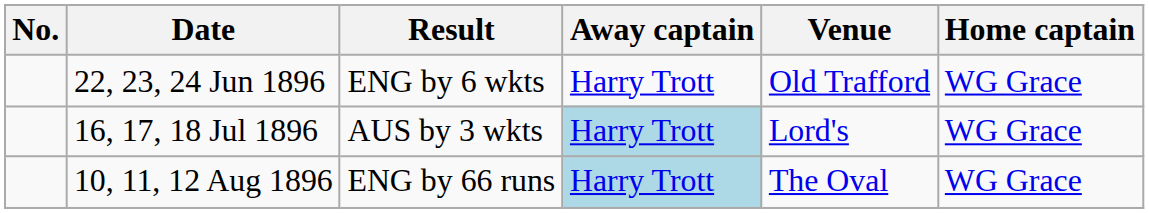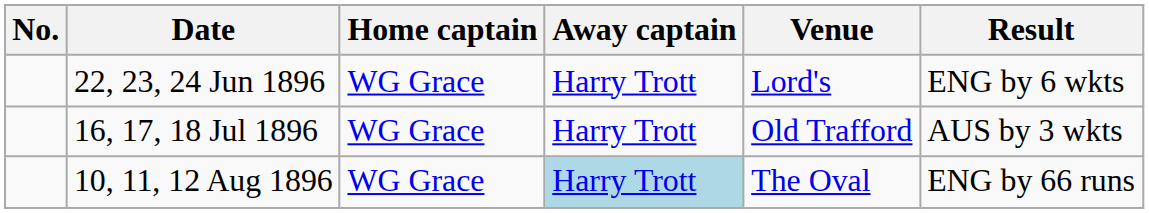columns swapped: (1040, 29) <-> (451, 29)
(850, 80) Old Trafford -> (791, 80) Lord's
(642, 130) lightblue background -> (624, 130) no background
(809, 130) Lord's -> (832, 130) Old Trafford
